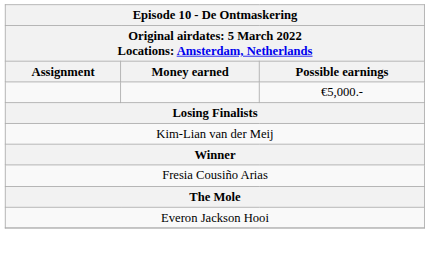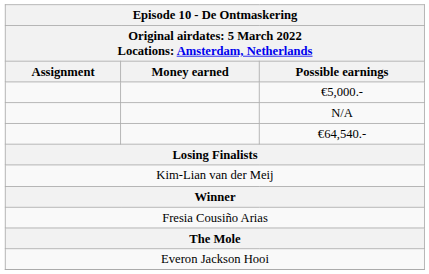+ row: (342, 113)
+ row: (342, 134)
